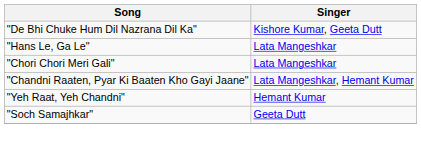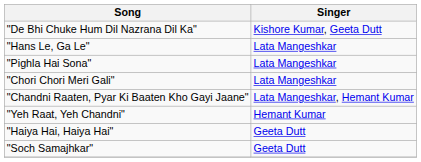+ row: (49, 64)
+ row: (60, 132)
